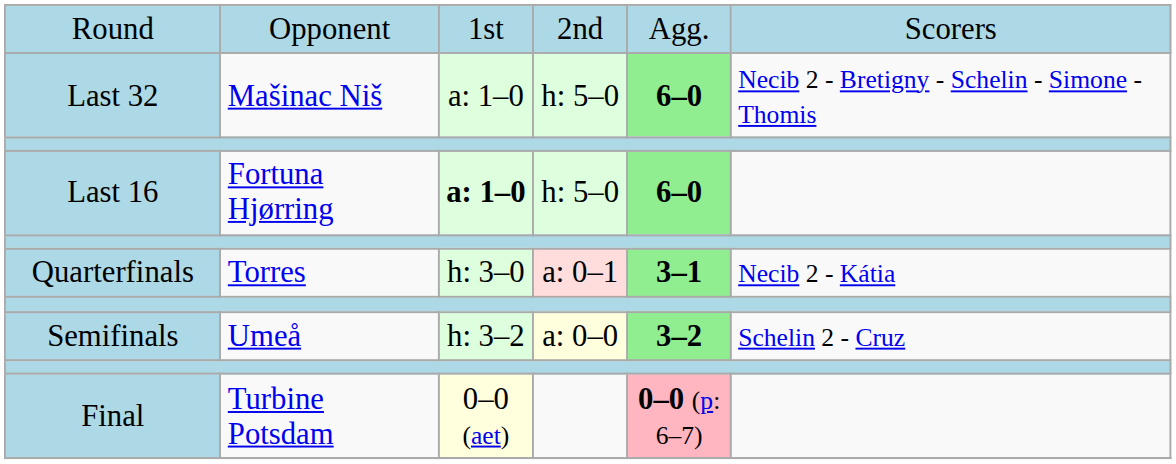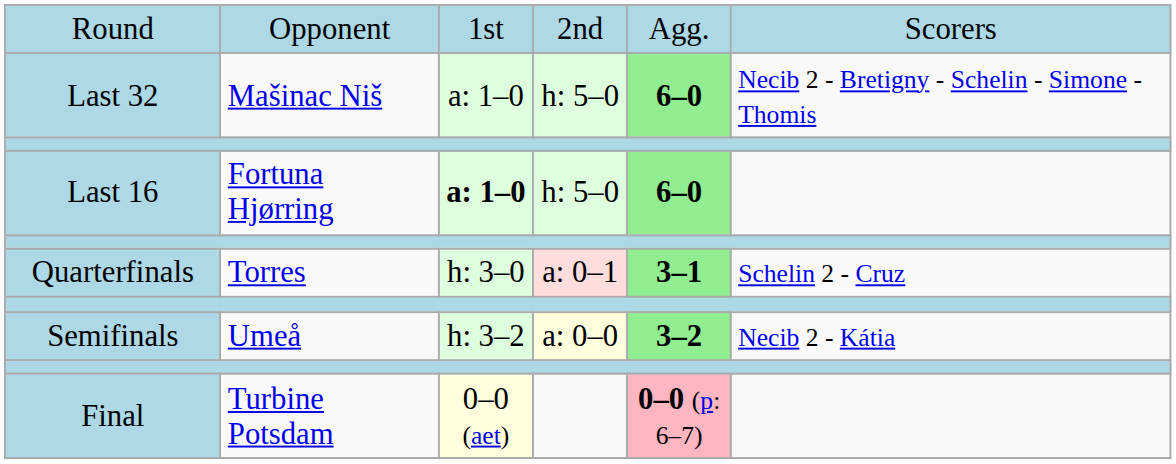(817, 274) Necib 2 - Kátia -> (822, 274) Schelin 2 - Cruz
(822, 337) Schelin 2 - Cruz -> (817, 337) Necib 2 - Kátia
